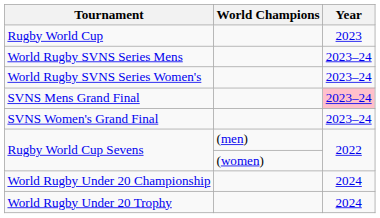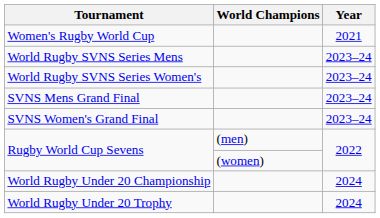- row: (55, 35)
+ row: (81, 35)
(349, 98) pink background -> (349, 98) no background
